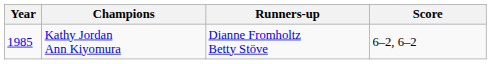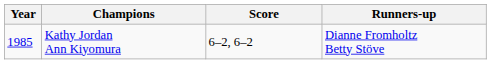columns swapped: (288, 14) <-> (428, 14)
